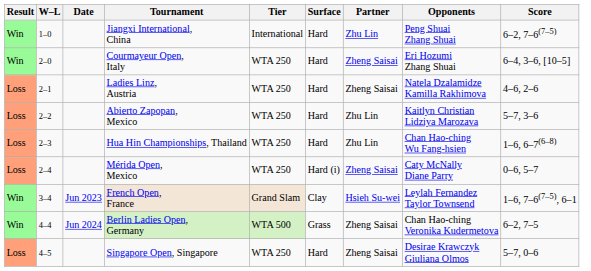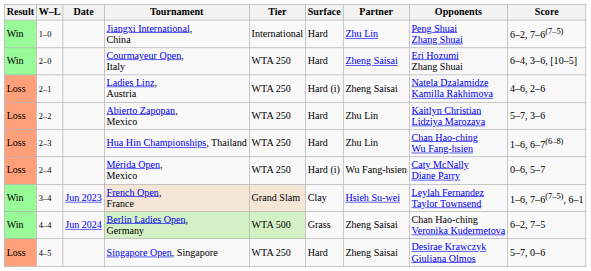(318, 88) Hard -> (324, 88) Hard (i)
(372, 170) Zheng Saisai -> (376, 170) Wu Fang-hsien
